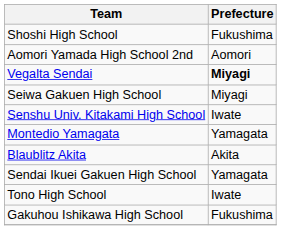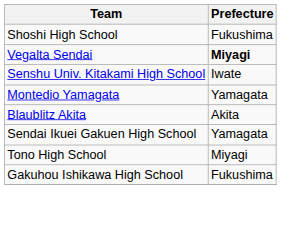- row: (100, 54)
- row: (84, 94)
(226, 194) Iwate -> (229, 154) Miyagi
